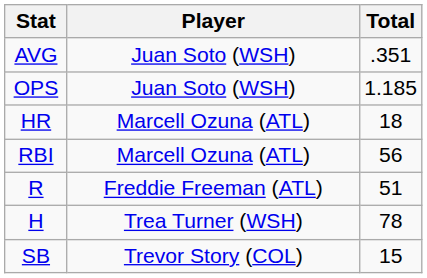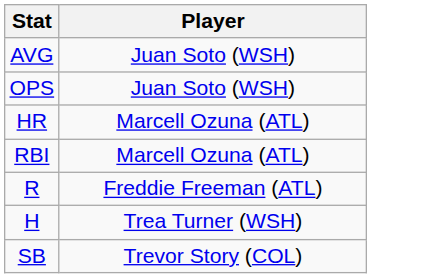- column: (391, 21)
